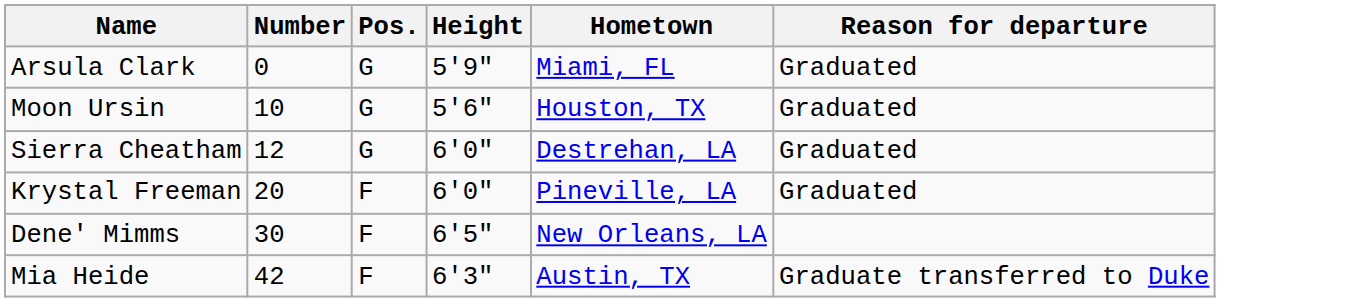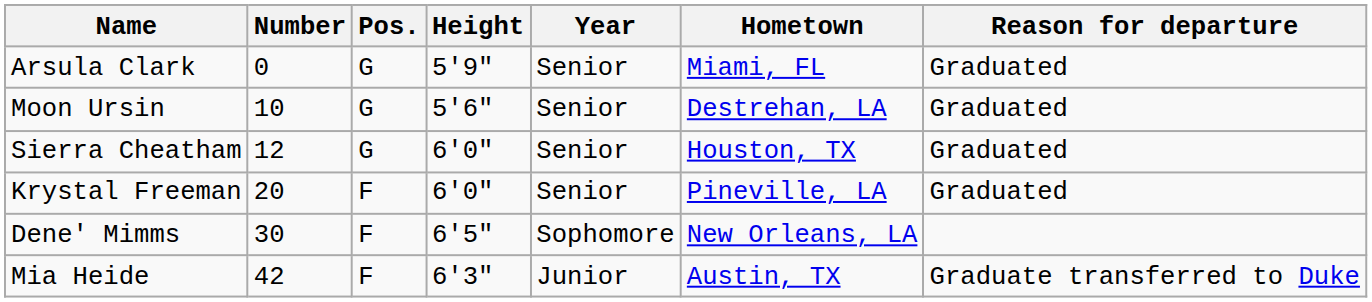+ column: (605, 26)
(621, 109) Houston, TX -> (787, 109) Destrehan, LA
(636, 151) Destrehan, LA -> (771, 151) Houston, TX
